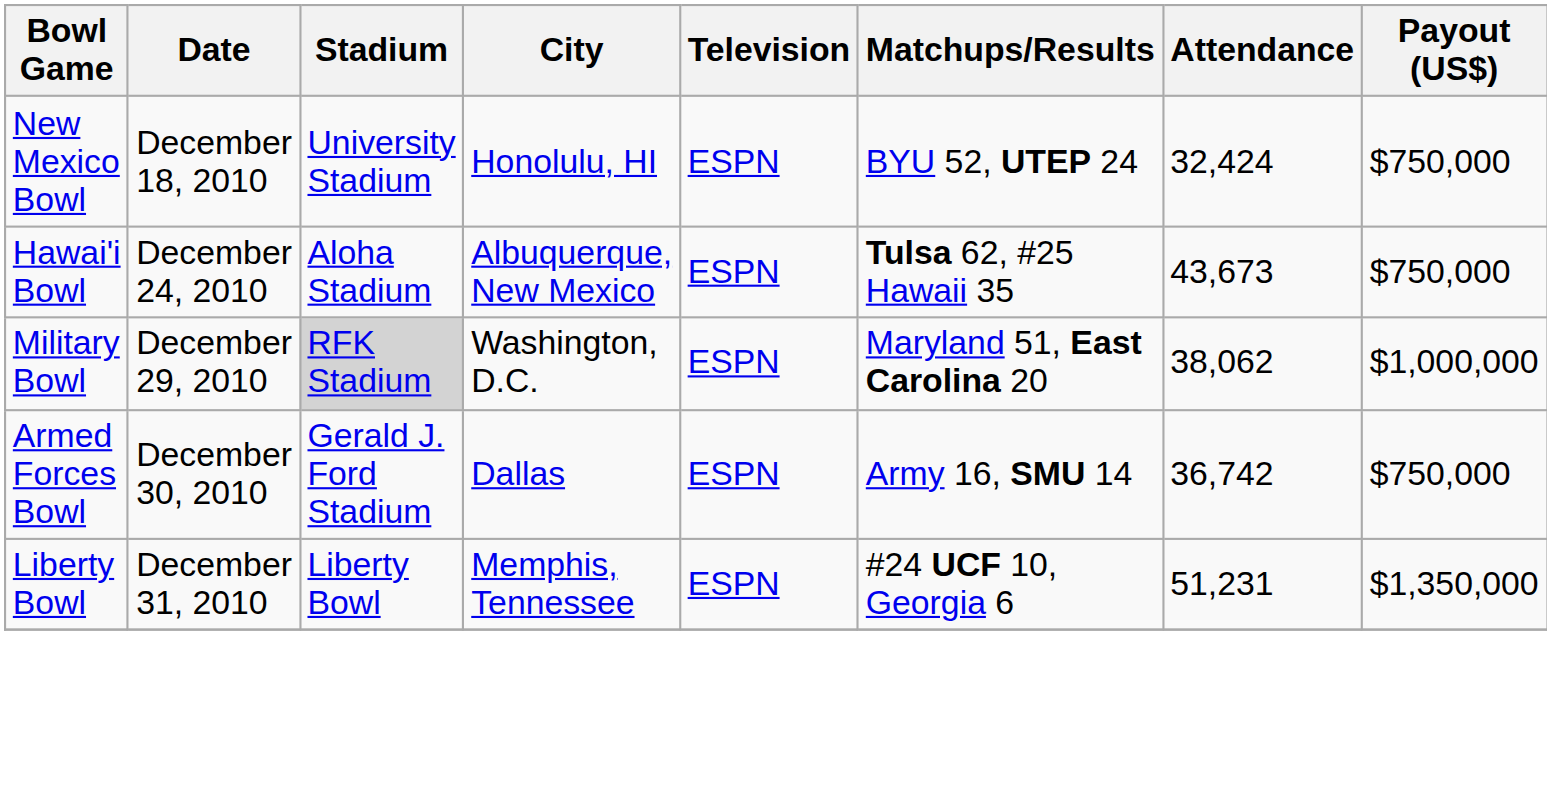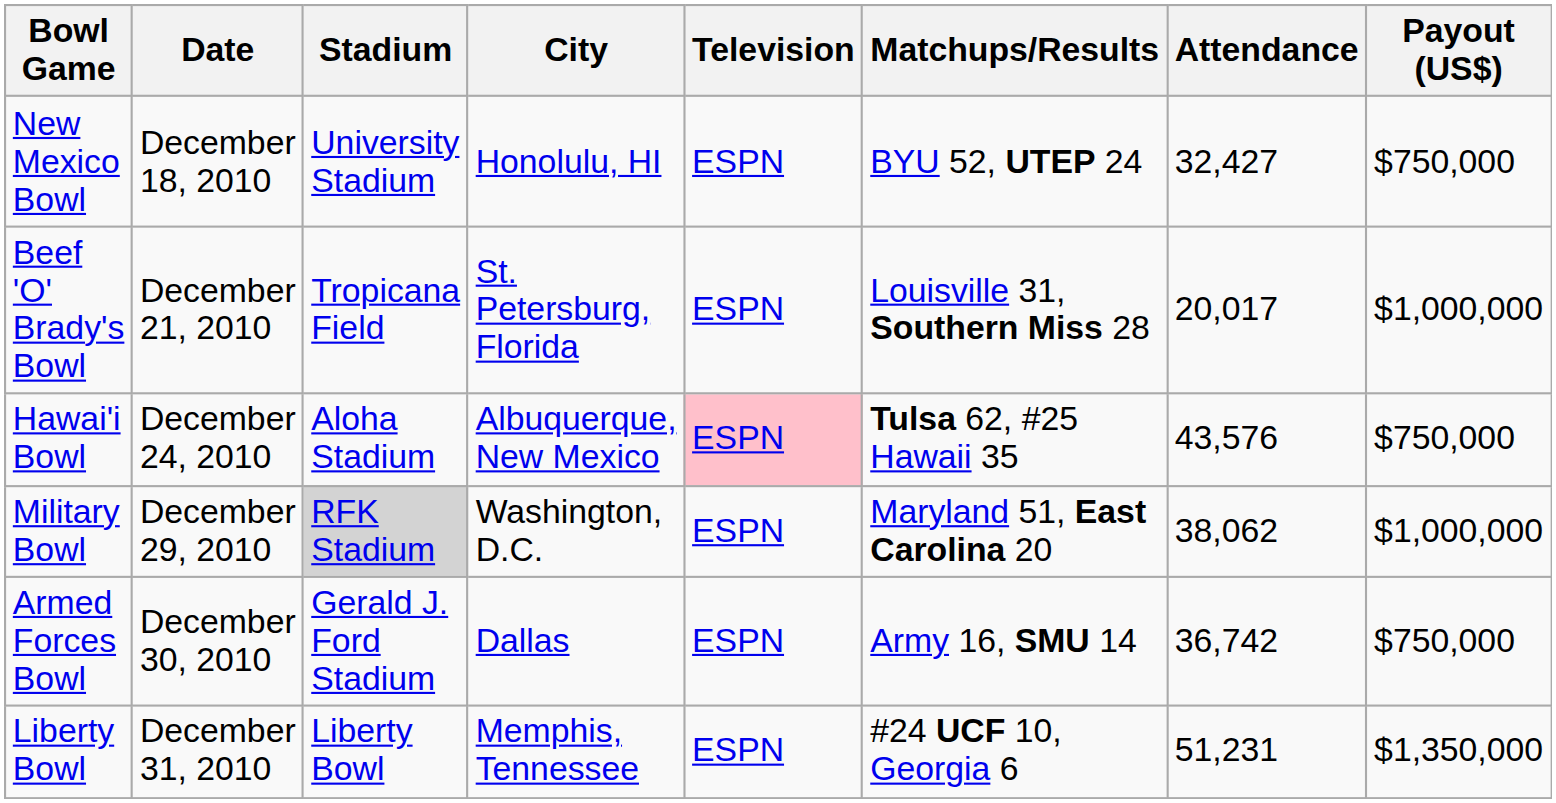(1222, 160) 32,424 -> (1226, 160) 32,427
+ row: (69, 309)
(734, 271) no background -> (738, 438) pink background
(1222, 271) 43,673 -> (1226, 438) 43,576
